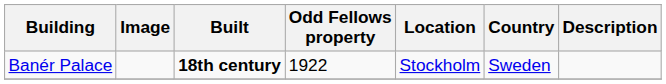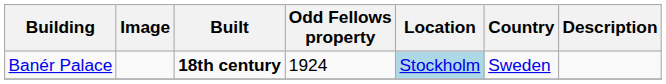(308, 65) 1922 -> (308, 65) 1924
(440, 65) no background -> (440, 65) lightblue background
